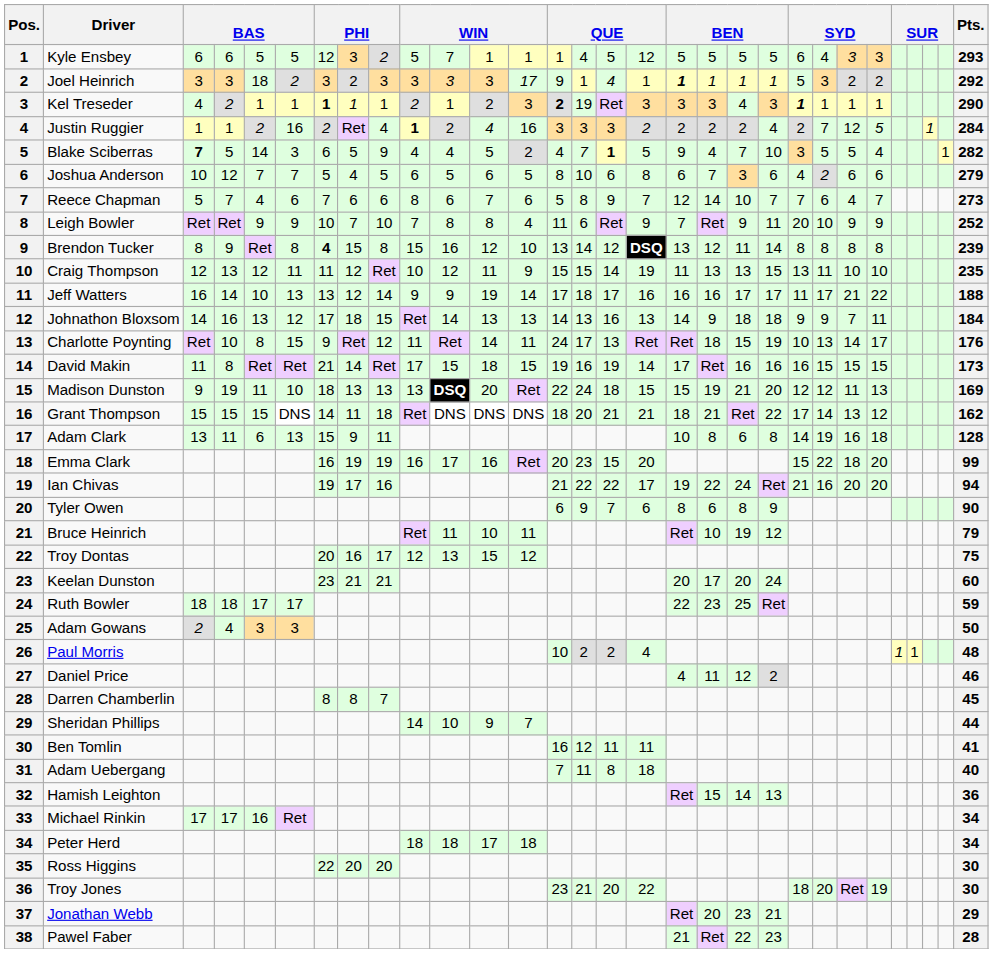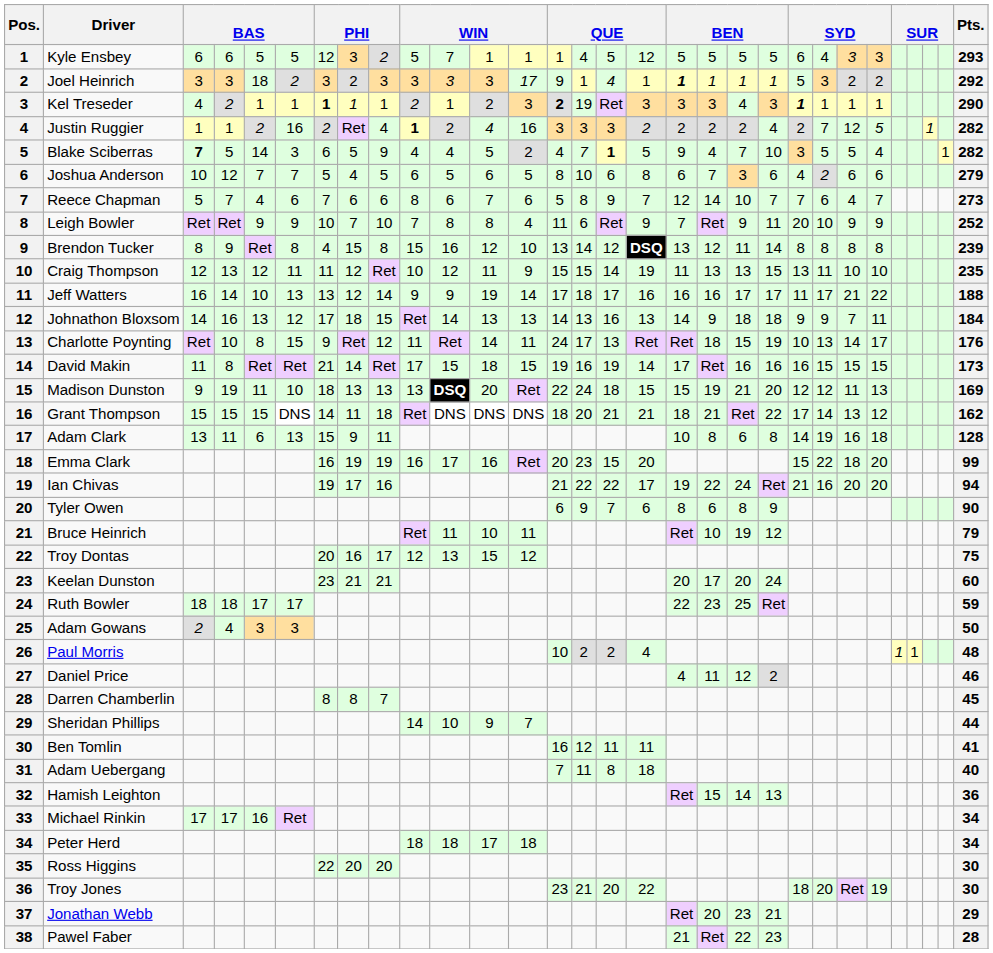(971, 128) 284 -> (971, 128) 282
(326, 247) bold -> (326, 247) normal
